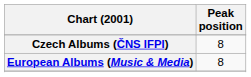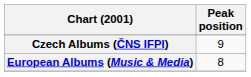(221, 44) 8 -> (221, 44) 9
